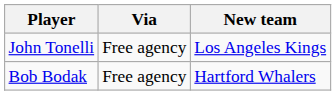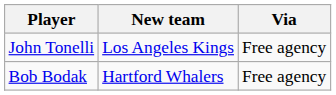columns swapped: (260, 18) <-> (144, 18)
